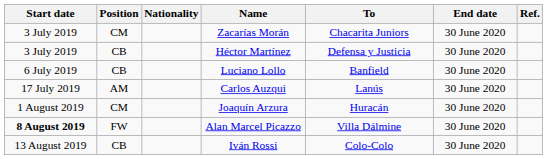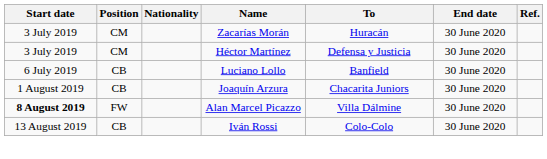(369, 33) Chacarita Juniors -> (369, 33) Huracán
(119, 51) CB -> (119, 51) CM
- row: (253, 89)
(119, 108) CM -> (119, 89) CB
(369, 108) Huracán -> (369, 89) Chacarita Juniors
